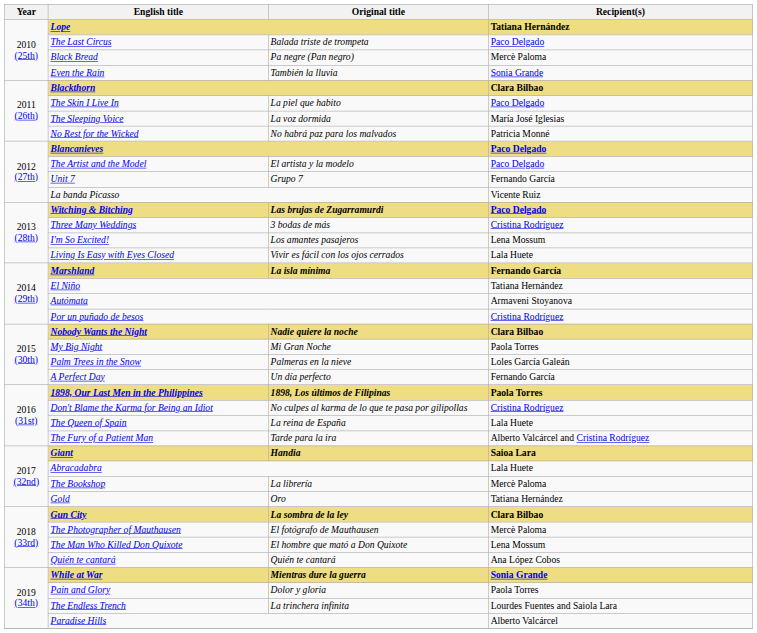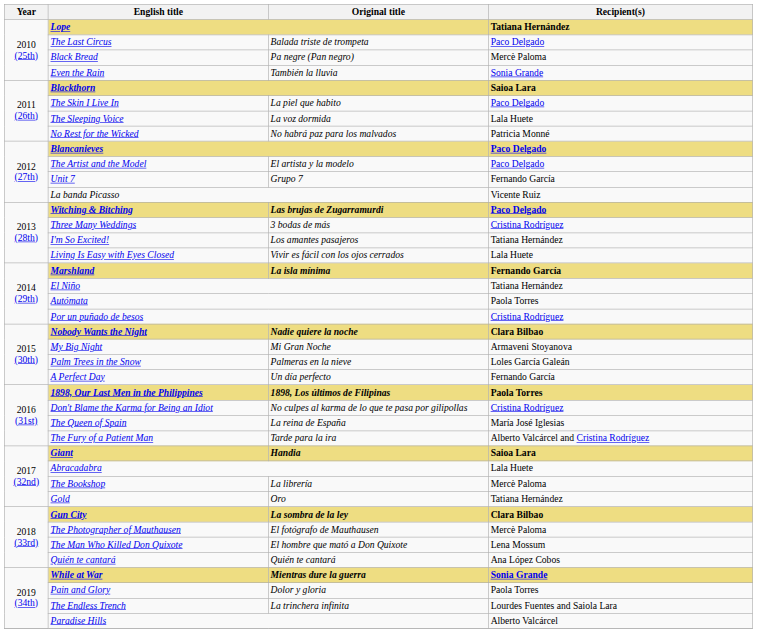(517, 88) Clara Bilbao -> (513, 88) Saioa Lara
(527, 118) María José Iglesias -> (512, 118) Lala Huete
(518, 240) Lena Mossum -> (527, 240) Tatiana Hernández
(531, 301) Armaveni Stoyanova -> (515, 301) Paola Torres
(515, 347) Paola Torres -> (531, 347) Armaveni Stoyanova
(512, 423) Lala Huete -> (527, 423) María José Iglesias
